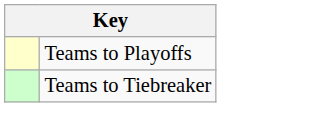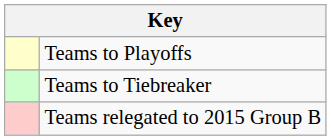+ row: (183, 118)
